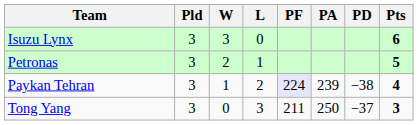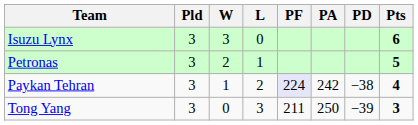(328, 85) 239 -> (328, 85) 242
(362, 108) −37 -> (362, 108) −39
